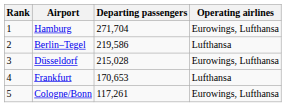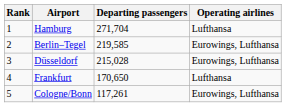(235, 29) Eurowings, Lufthansa -> (212, 29) Lufthansa
(112, 45) 219,586 -> (112, 45) 219,585
(212, 45) Lufthansa -> (235, 45) Eurowings, Lufthansa
(112, 77) 170,653 -> (112, 77) 170,650
